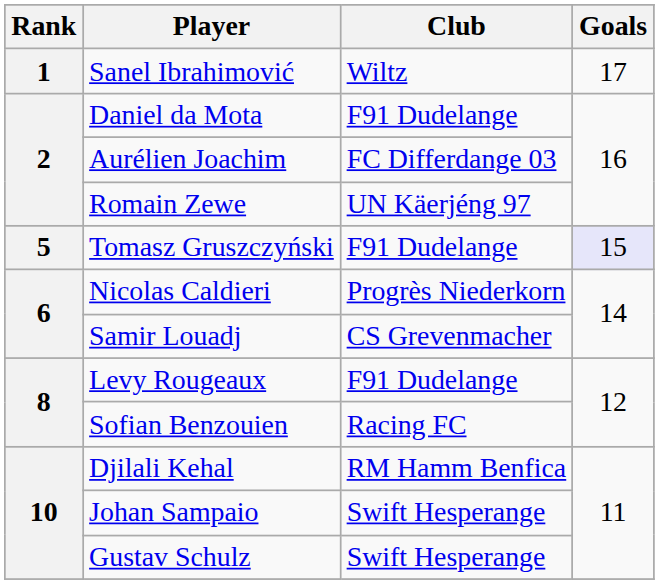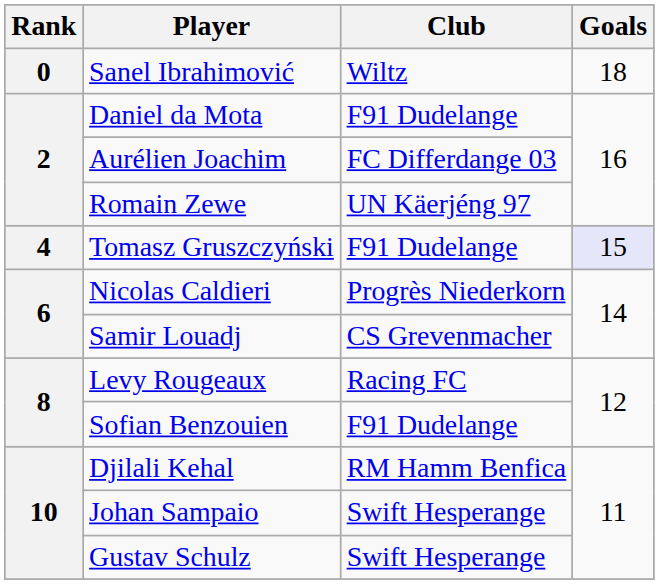(44, 70) 1 -> (44, 70) 0
(613, 70) 17 -> (613, 70) 18
(44, 247) 5 -> (44, 247) 4
(432, 379) F91 Dudelange -> (407, 379) Racing FC
(407, 423) Racing FC -> (432, 423) F91 Dudelange
